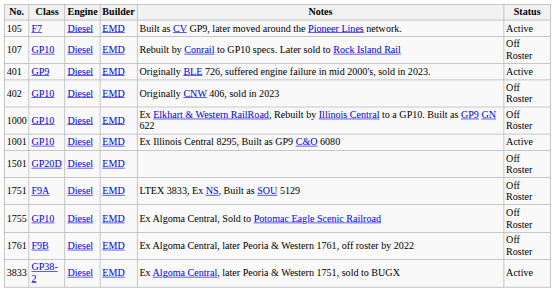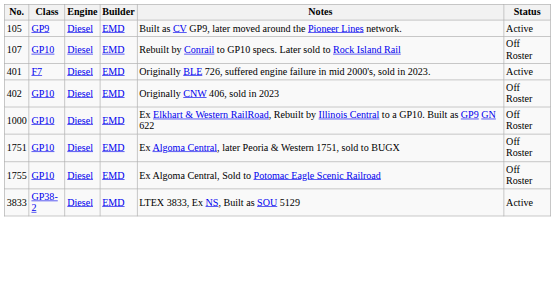(37, 28) F7 -> (40, 28) GP9
(40, 71) GP9 -> (37, 71) F7
- row: (17, 142)
- row: (17, 164)
(40, 191) F9A -> (43, 148) GP10
(220, 191) LTEX 3833, Ex NS, Built as SOU 5129 -> (270, 148) Ex Algoma Central, later Peoria & Western 1751, sold to BUGX
- row: (17, 246)
(270, 273) Ex Algoma Central, later Peoria & Western 1751, sold to BUGX -> (220, 202) LTEX 3833, Ex NS, Built as SOU 5129
